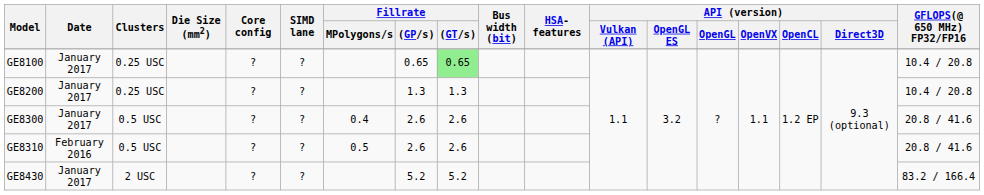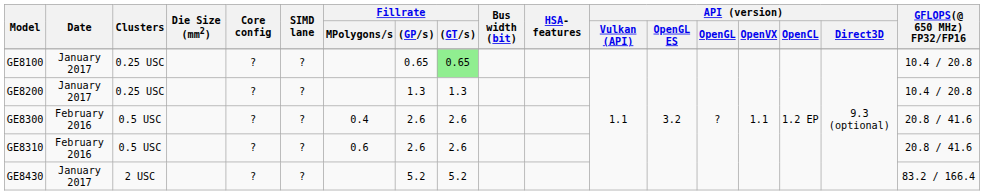(79, 120) January 2017 -> (79, 120) February 2016
(360, 148) 0.5 -> (360, 148) 0.6
